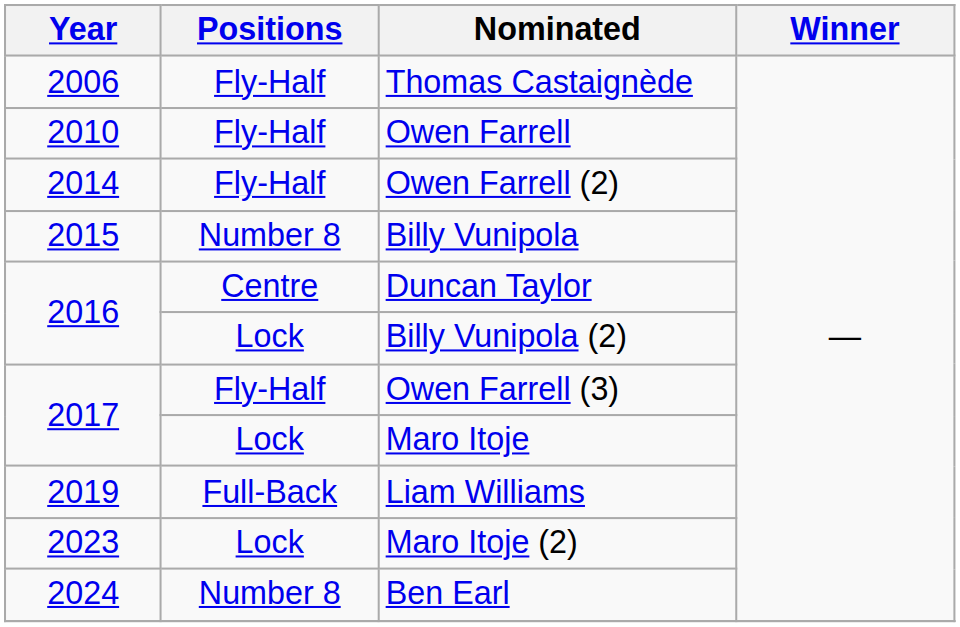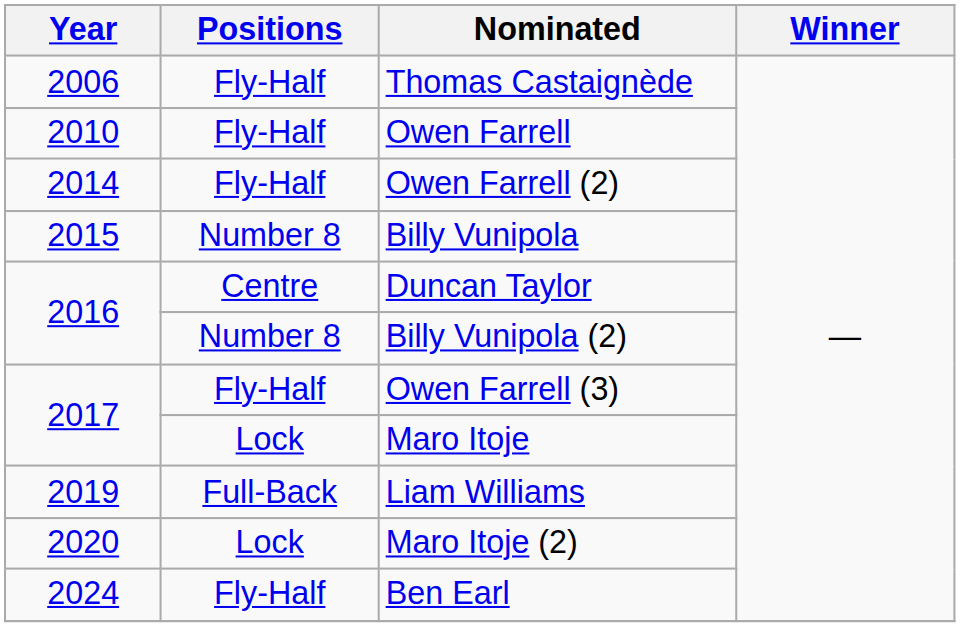(270, 337) Lock -> (270, 337) Number 8
(83, 542) 2023 -> (83, 542) 2020
(270, 593) Number 8 -> (270, 593) Fly-Half
